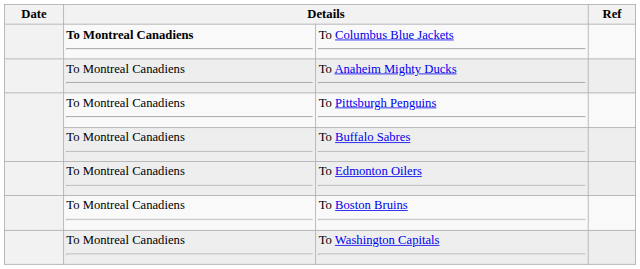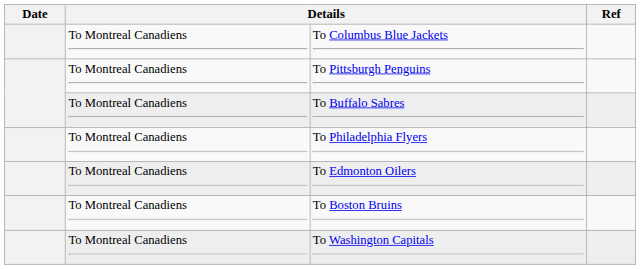(190, 38) bold -> (188, 38) normal
- row: (452, 73)
+ row: (448, 141)
